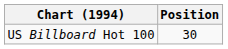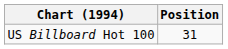(190, 34) 30 -> (190, 34) 31
